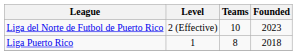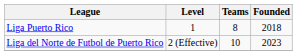rows swapped: (40, 43) <-> (85, 27)
